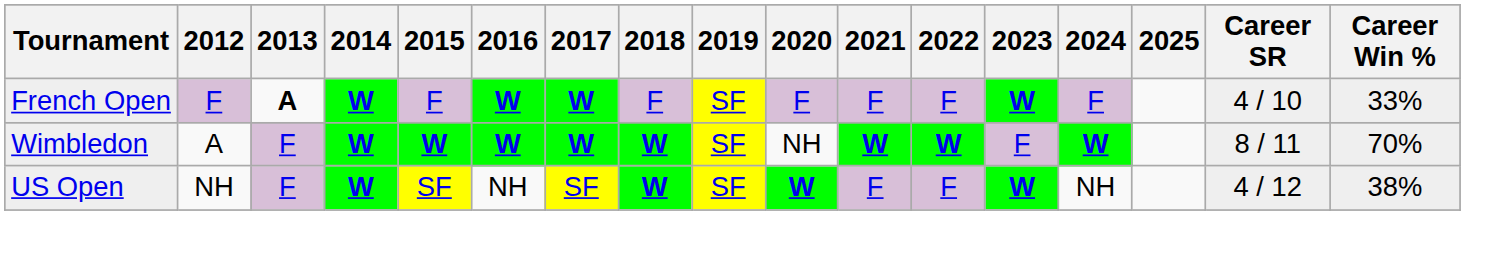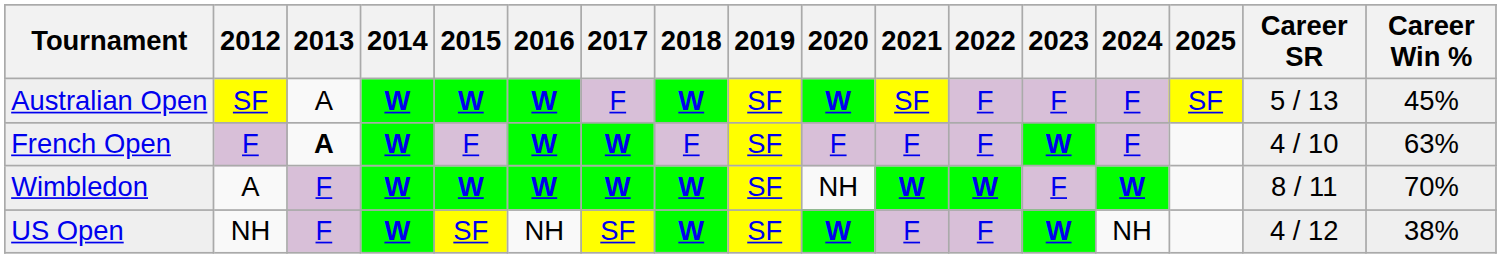+ row: (109, 100)
(1395, 100) 33% -> (1431, 143) 63%
